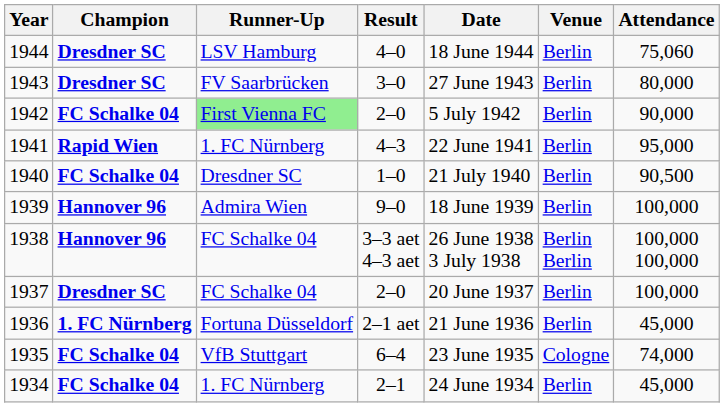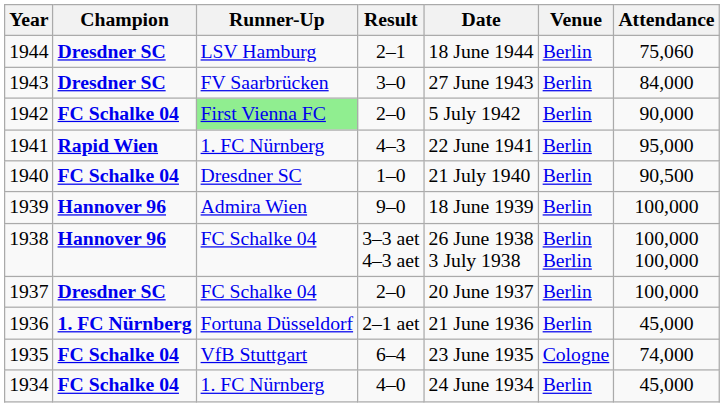(391, 51) 4–0 -> (391, 51) 2–1
(667, 82) 80,000 -> (667, 82) 84,000
(391, 385) 2–1 -> (391, 385) 4–0
